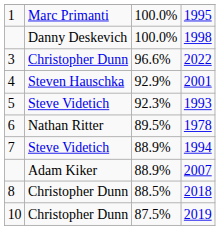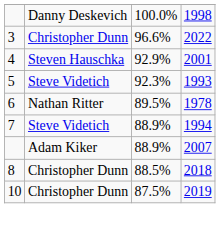- row: (198, 15)
